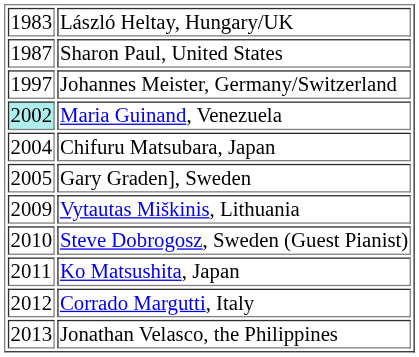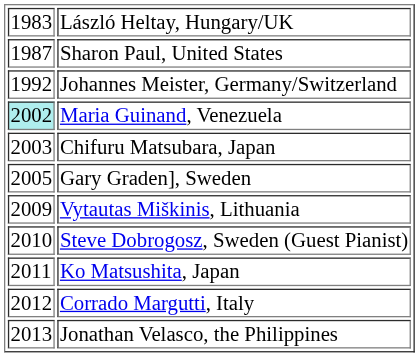(31, 84) 1997 -> (31, 84) 1992
(31, 146) 2004 -> (31, 146) 2003
